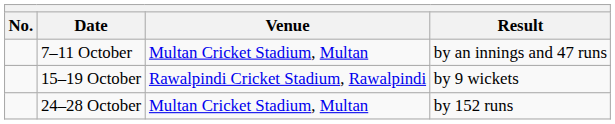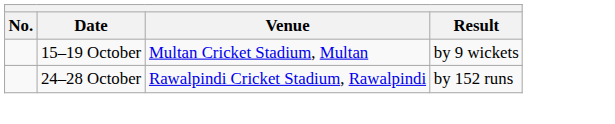- row: (87, 52)
(288, 78) Rawalpindi Cricket Stadium, Rawalpindi -> (259, 52) Multan Cricket Stadium, Multan
(259, 105) Multan Cricket Stadium, Multan -> (288, 78) Rawalpindi Cricket Stadium, Rawalpindi
